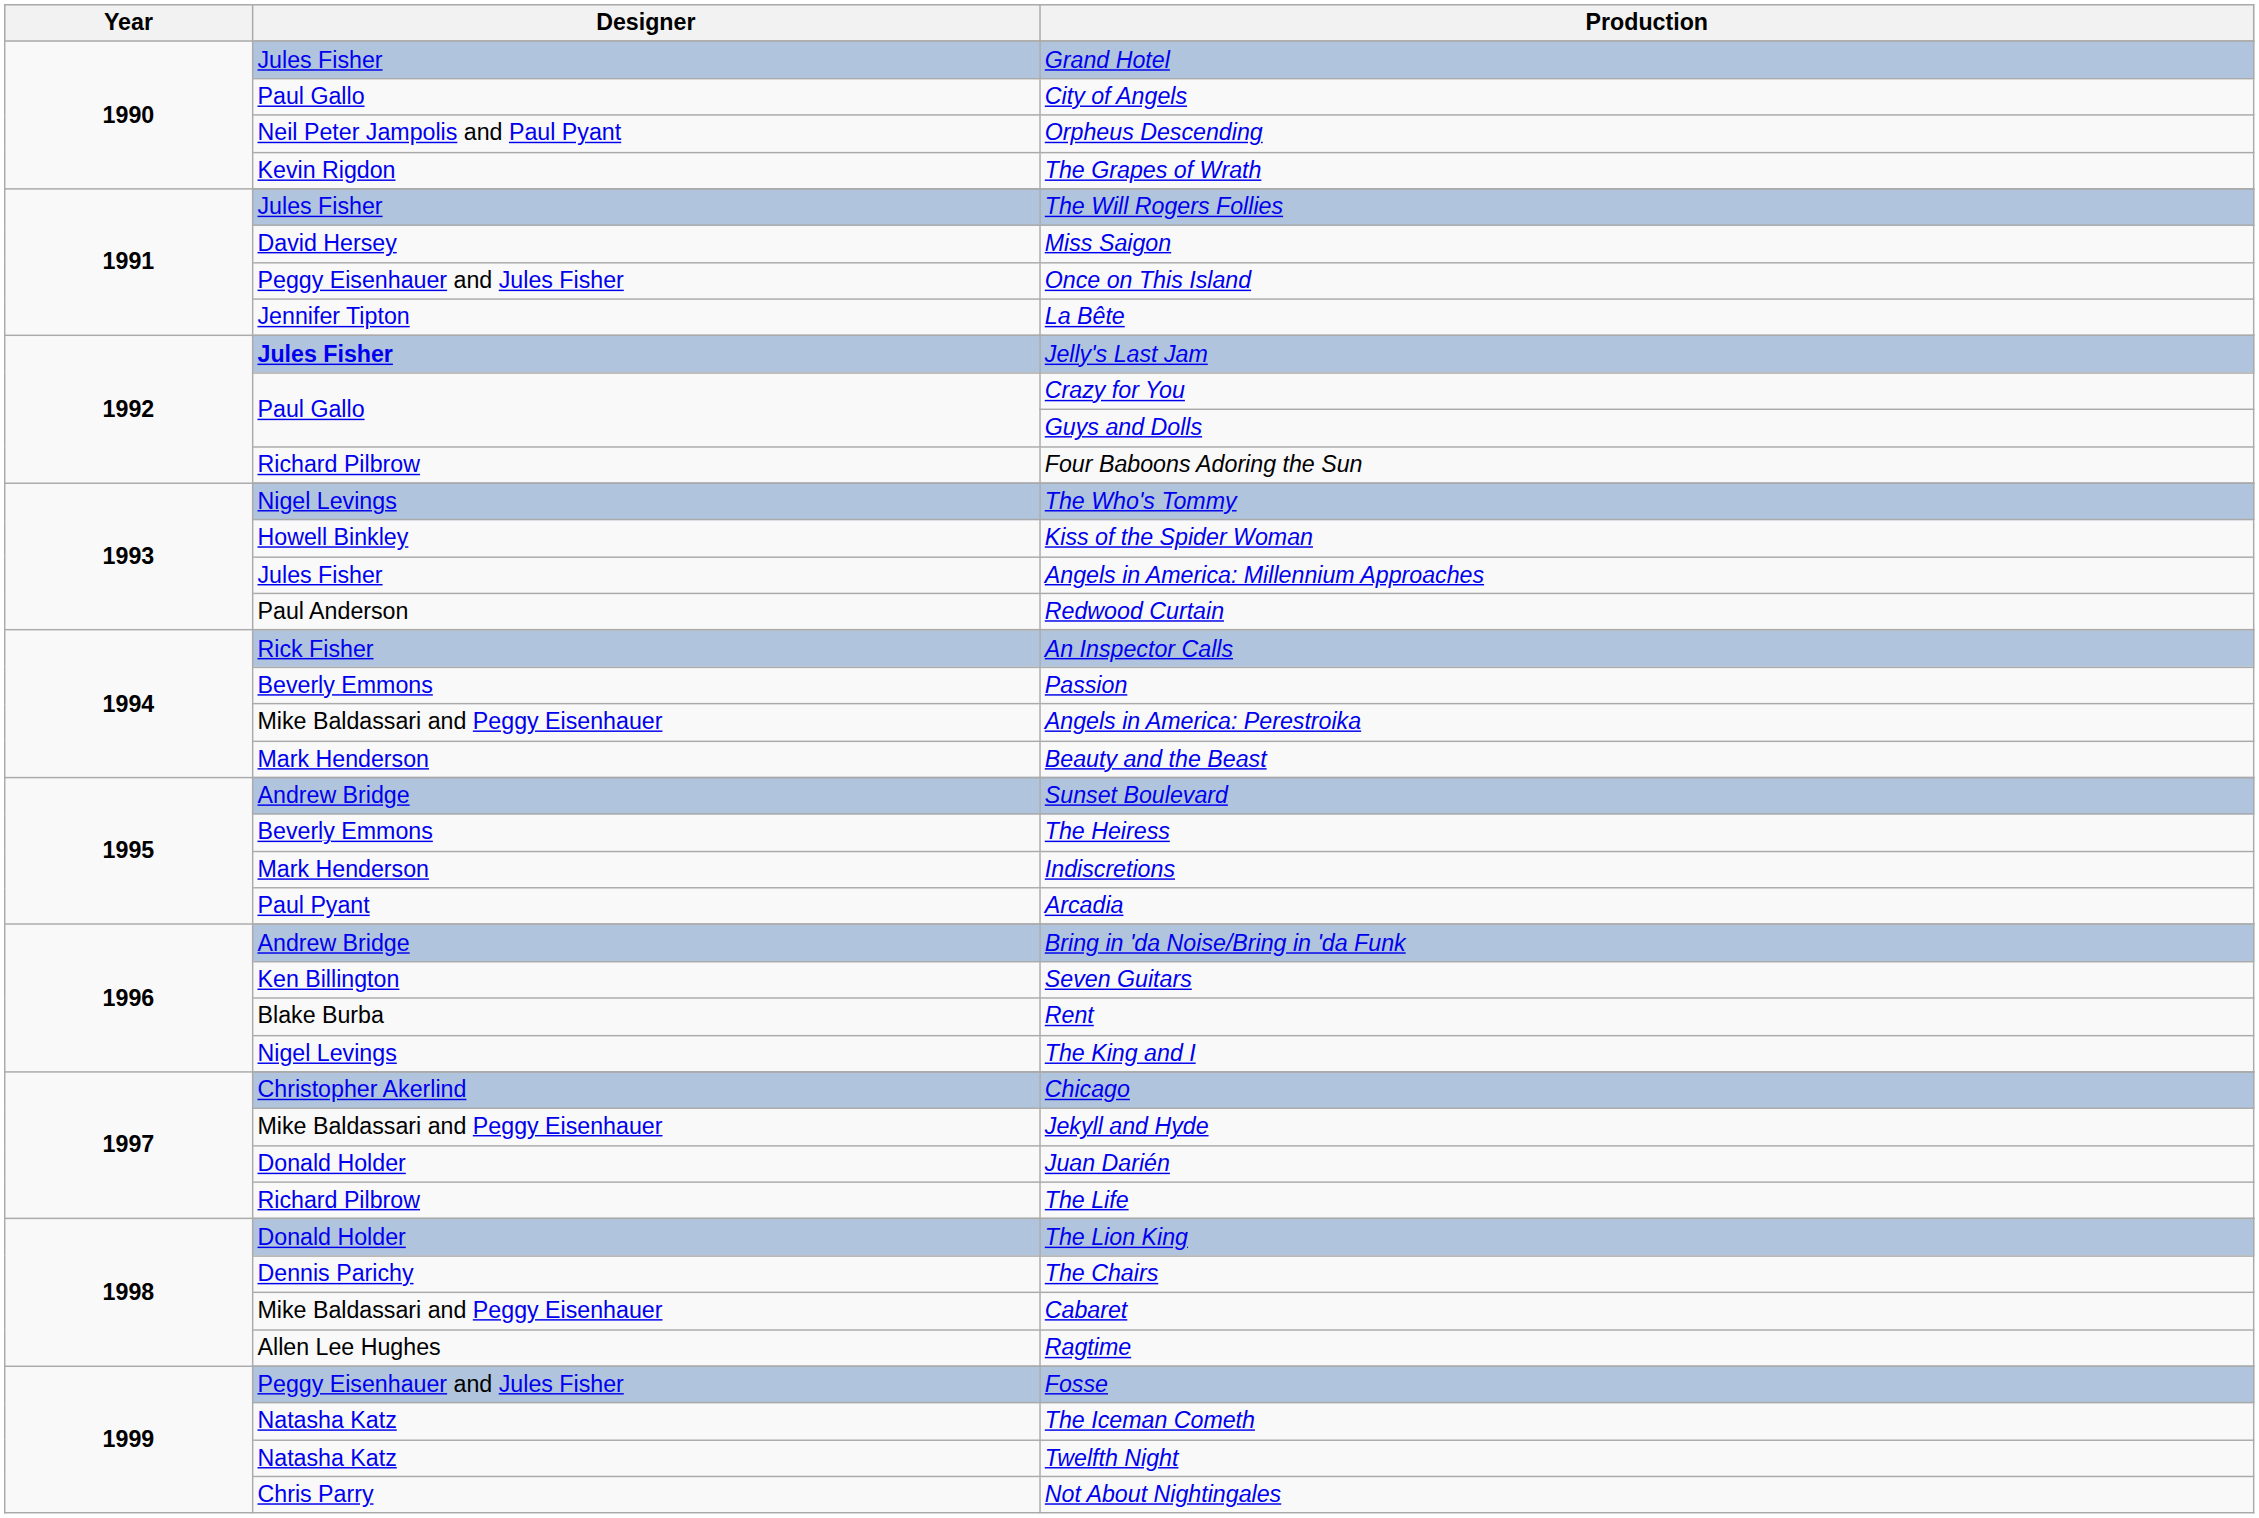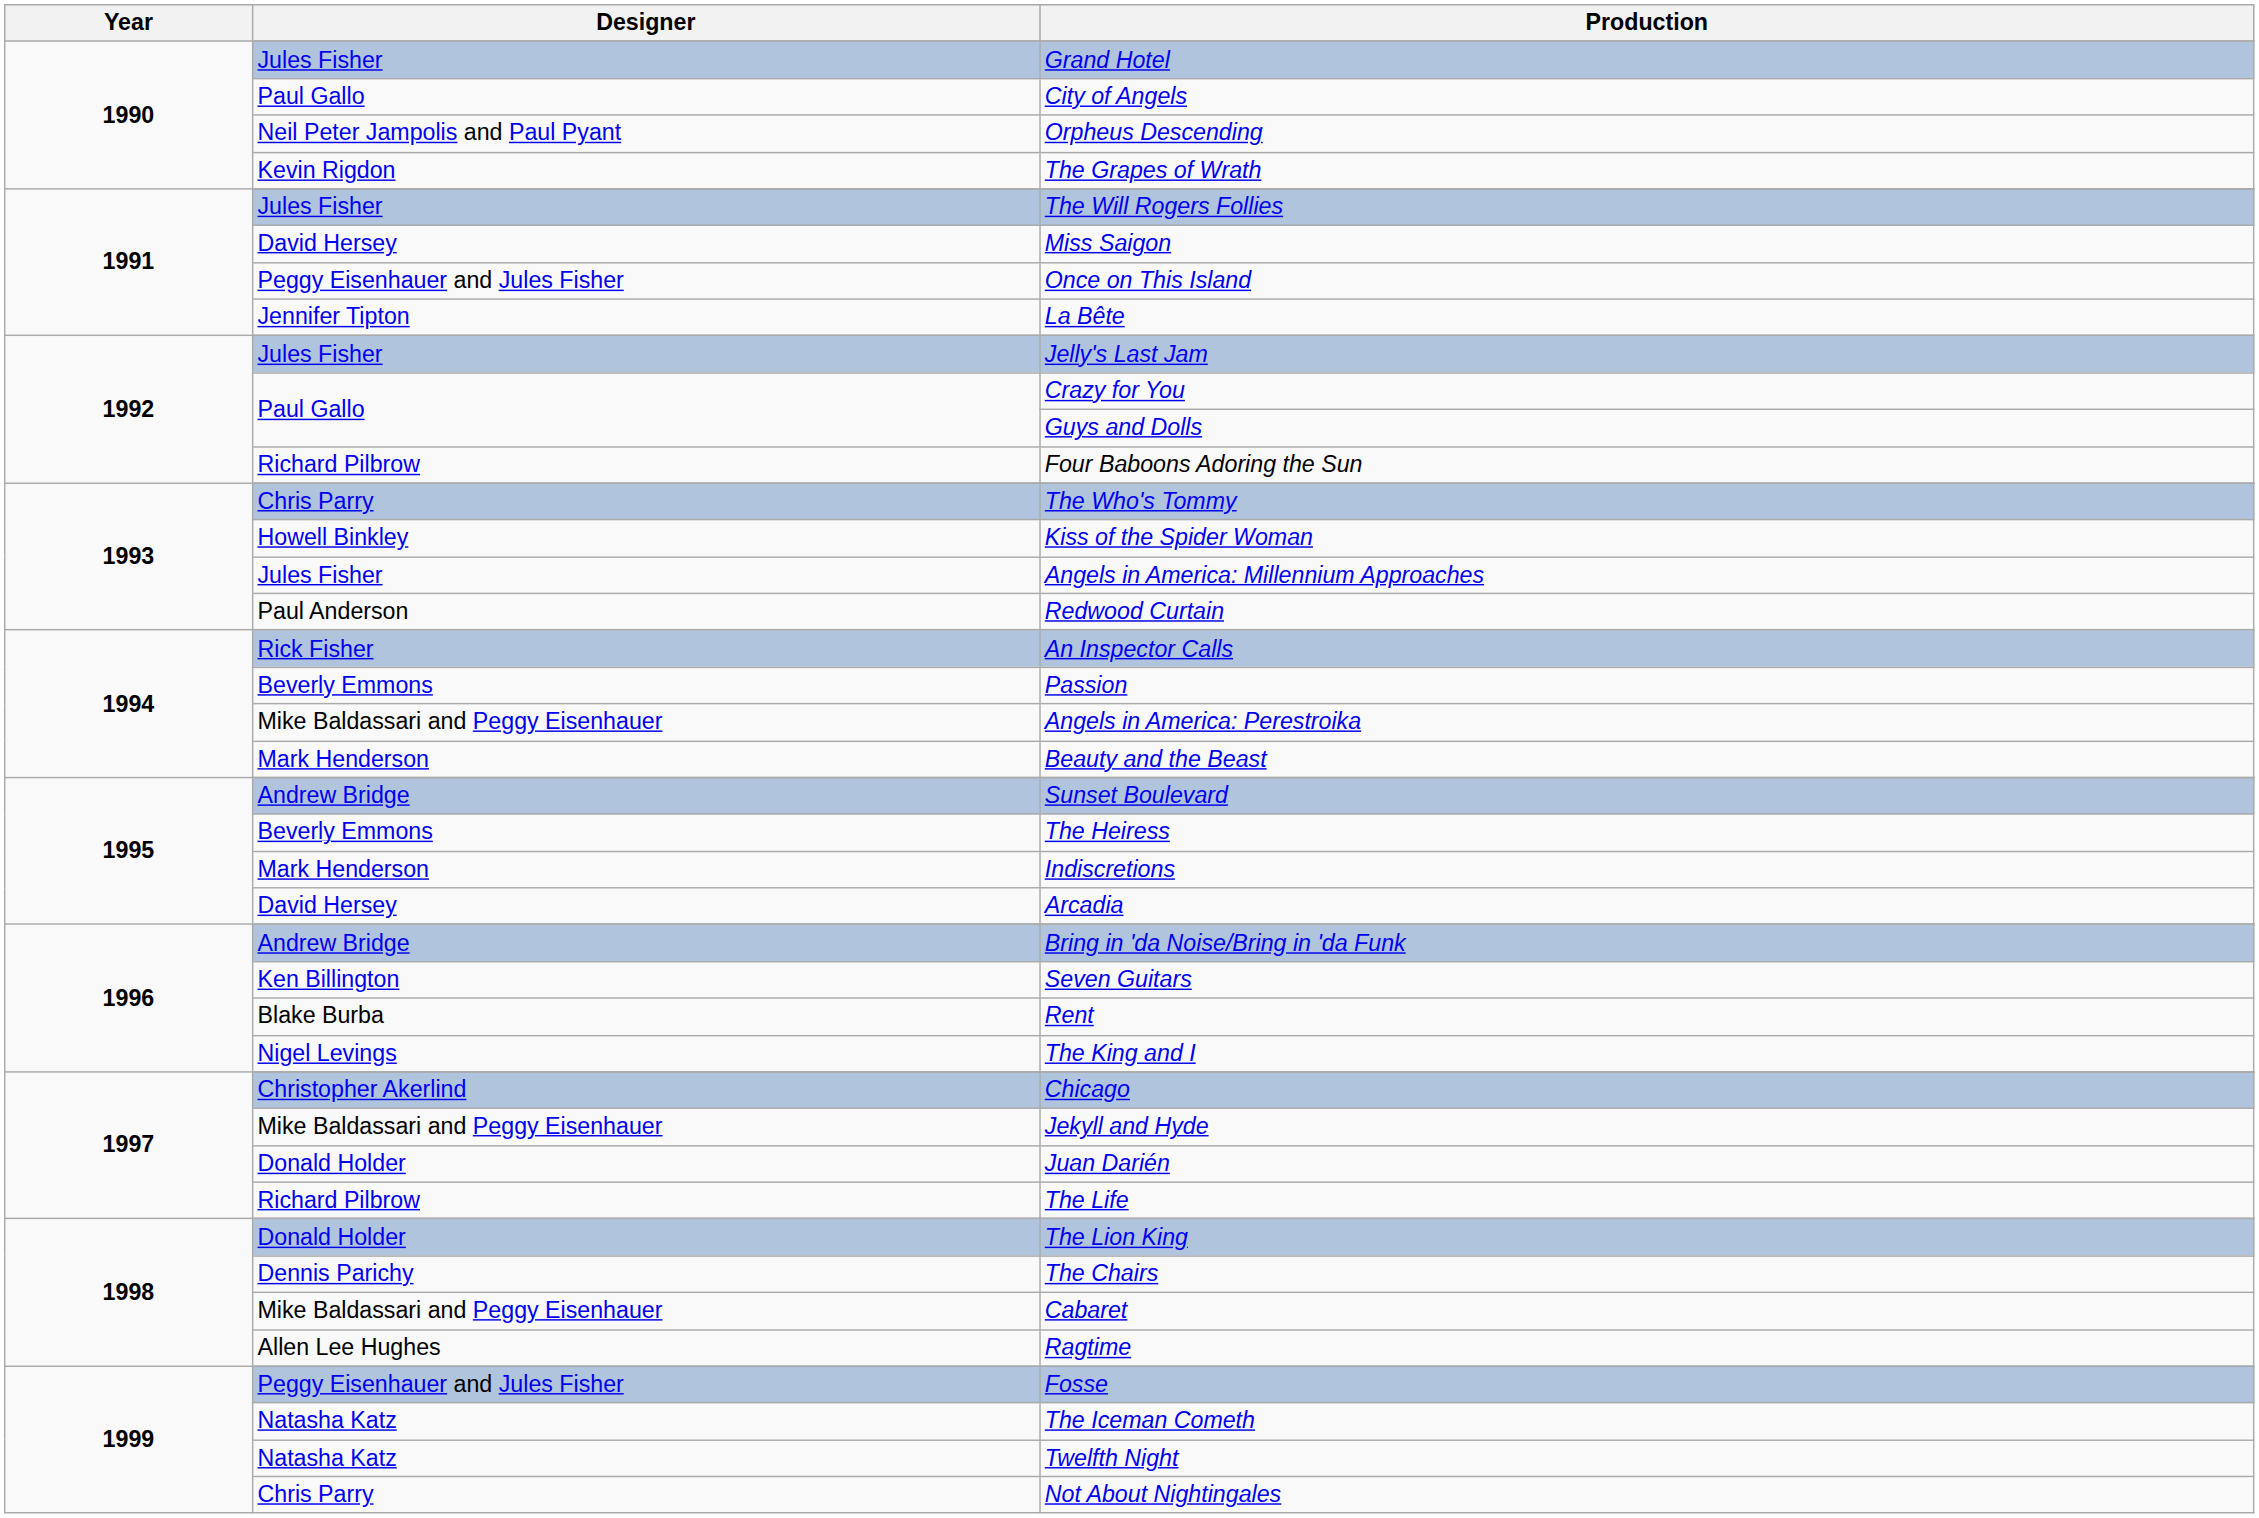(325, 354) bold -> (320, 354) normal
(327, 501) Nigel Levings -> (316, 501) Chris Parry
(314, 905) Paul Pyant -> (327, 905) David Hersey
